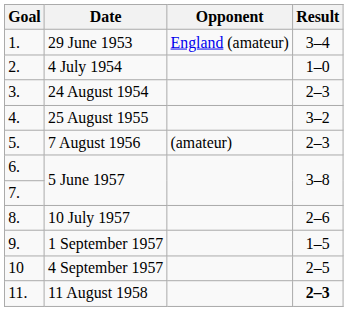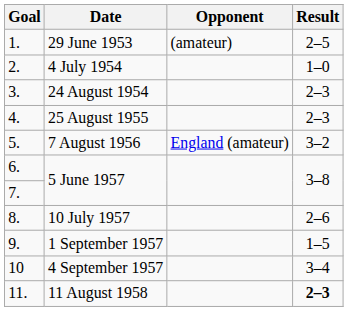(230, 42) England (amateur) -> (201, 42) (amateur)
(318, 42) 3–4 -> (318, 42) 2–5
(318, 117) 3–2 -> (318, 117) 2–3
(201, 142) (amateur) -> (230, 142) England (amateur)
(318, 142) 2–3 -> (318, 142) 3–2
(318, 268) 2–5 -> (318, 268) 3–4
